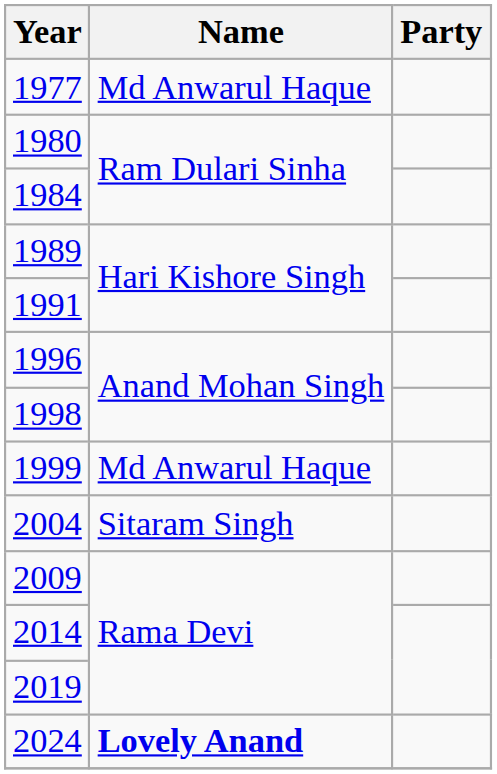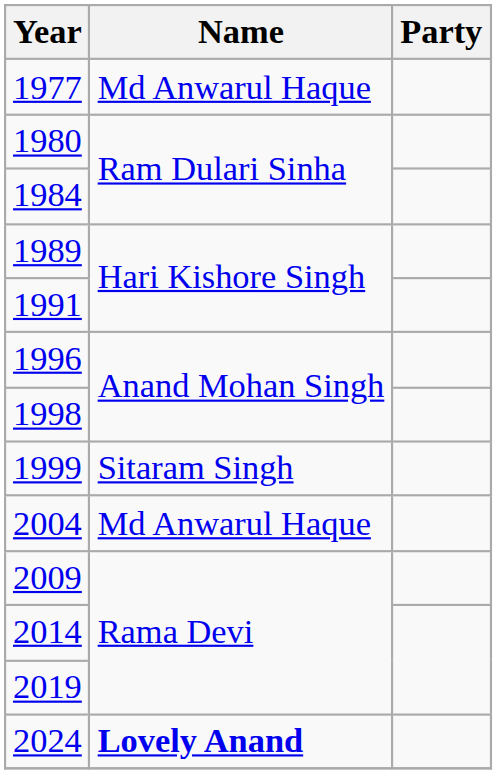(234, 468) Md Anwarul Haque -> (196, 468) Sitaram Singh
(196, 522) Sitaram Singh -> (234, 522) Md Anwarul Haque
